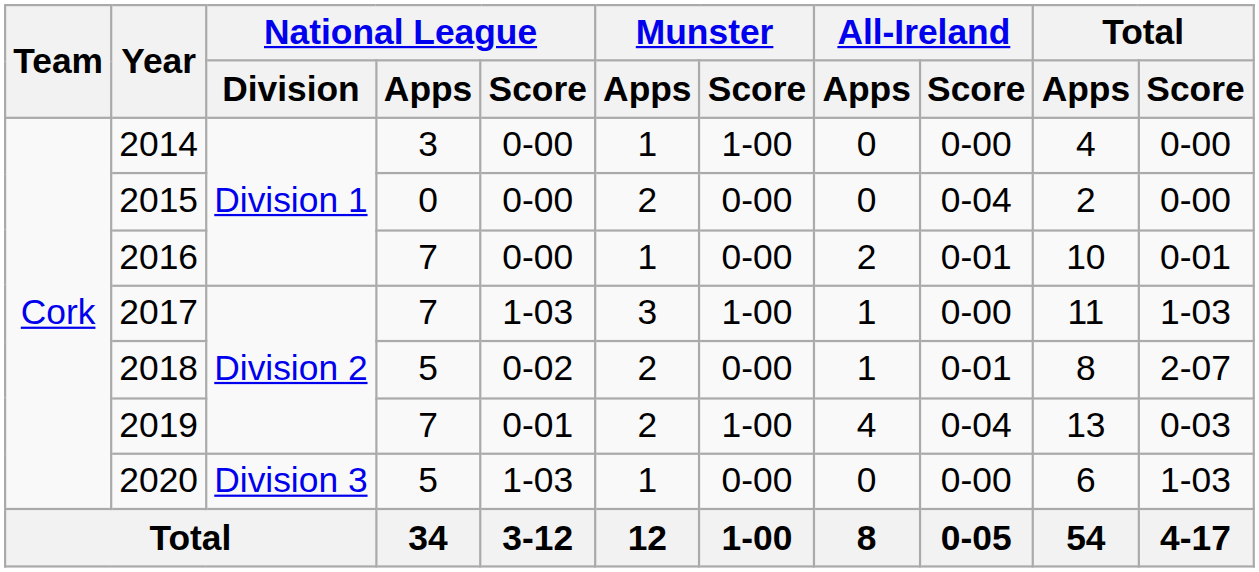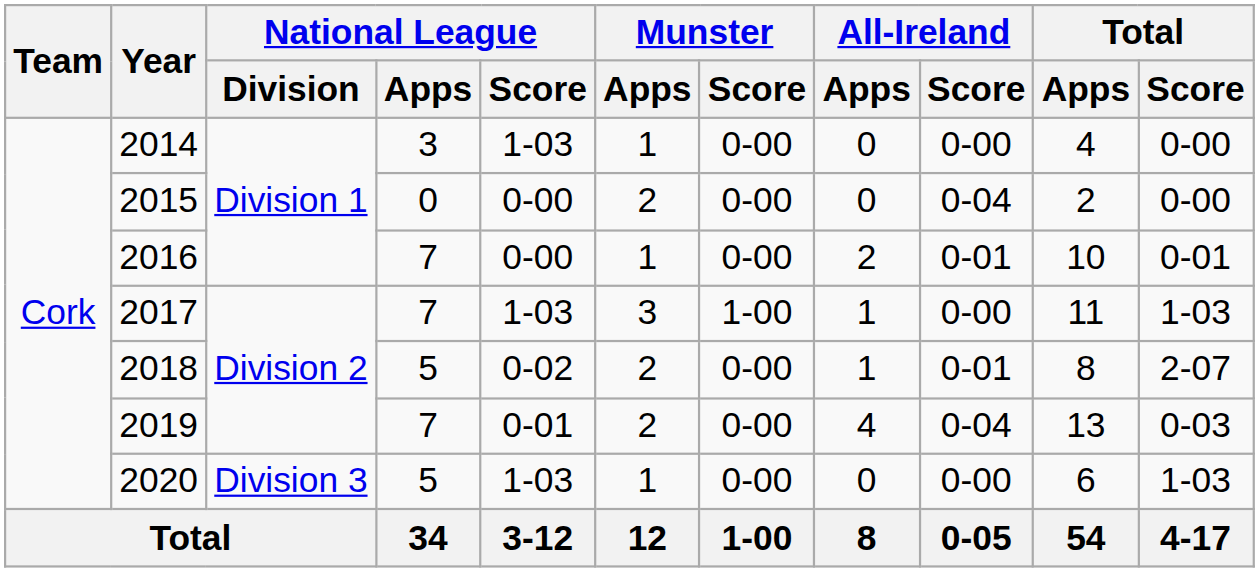(538, 144) 0-00 -> (538, 144) 1-03
(757, 144) 1-00 -> (757, 144) 0-00
(757, 425) 1-00 -> (757, 425) 0-00
